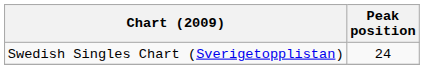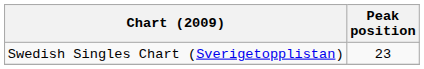(383, 54) 24 -> (383, 54) 23
